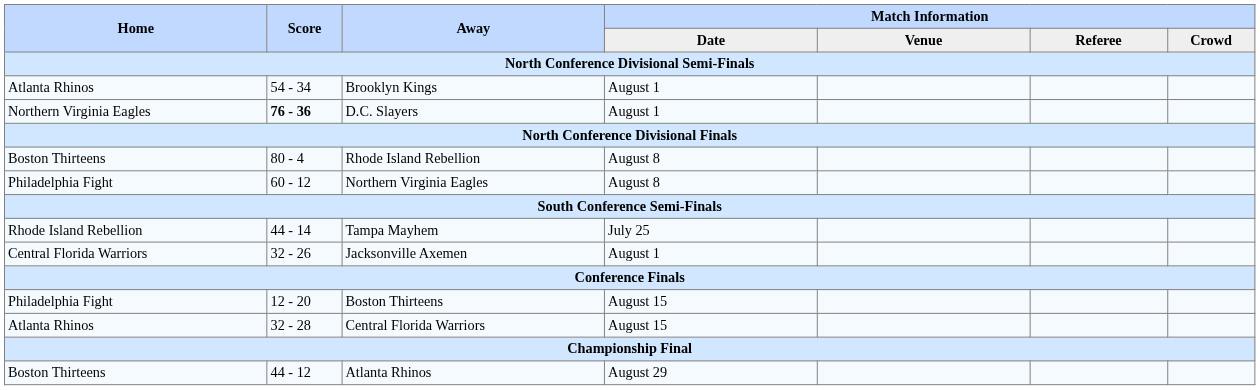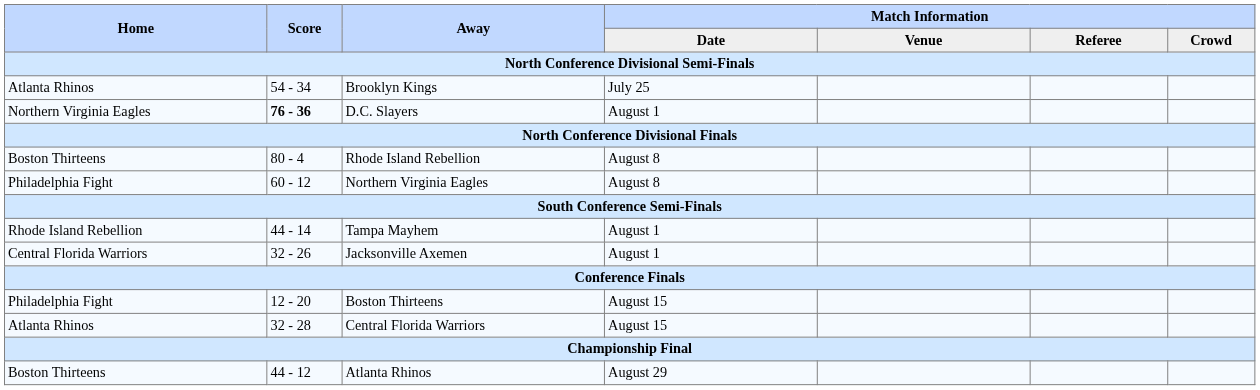(634, 87) August 1 -> (629, 87) July 25
(629, 230) July 25 -> (634, 230) August 1
